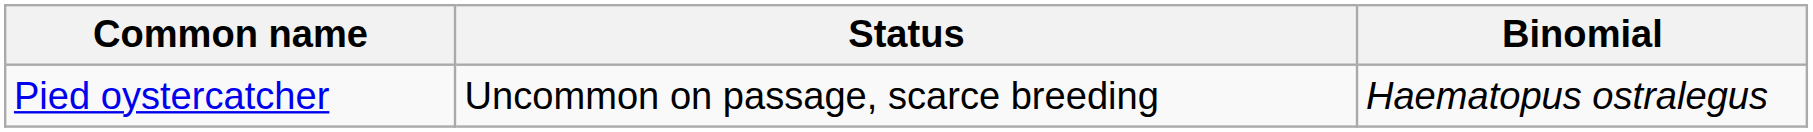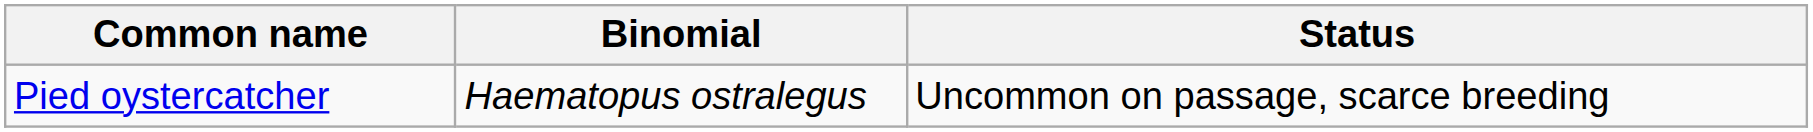columns swapped: (1582, 34) <-> (906, 34)
